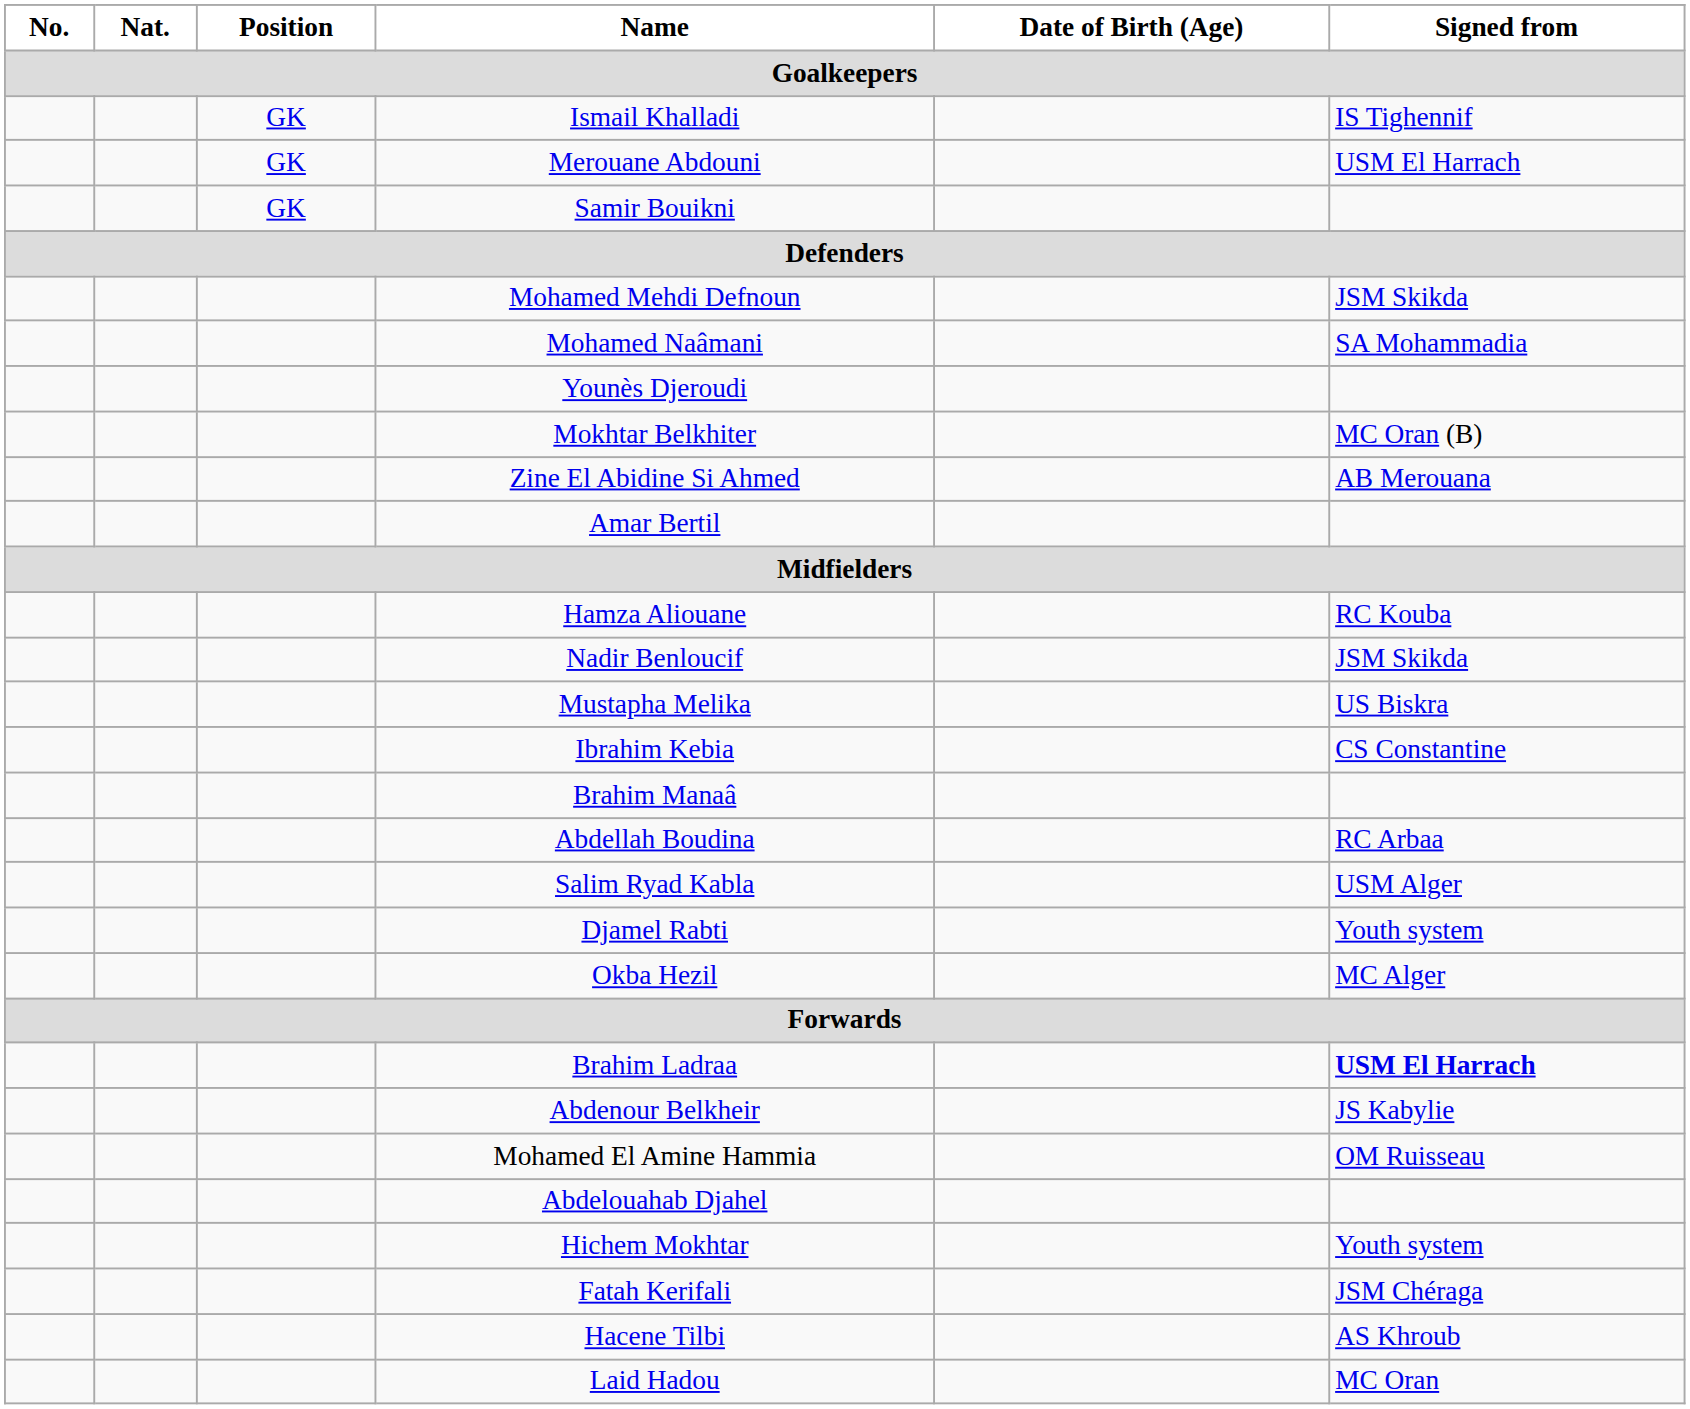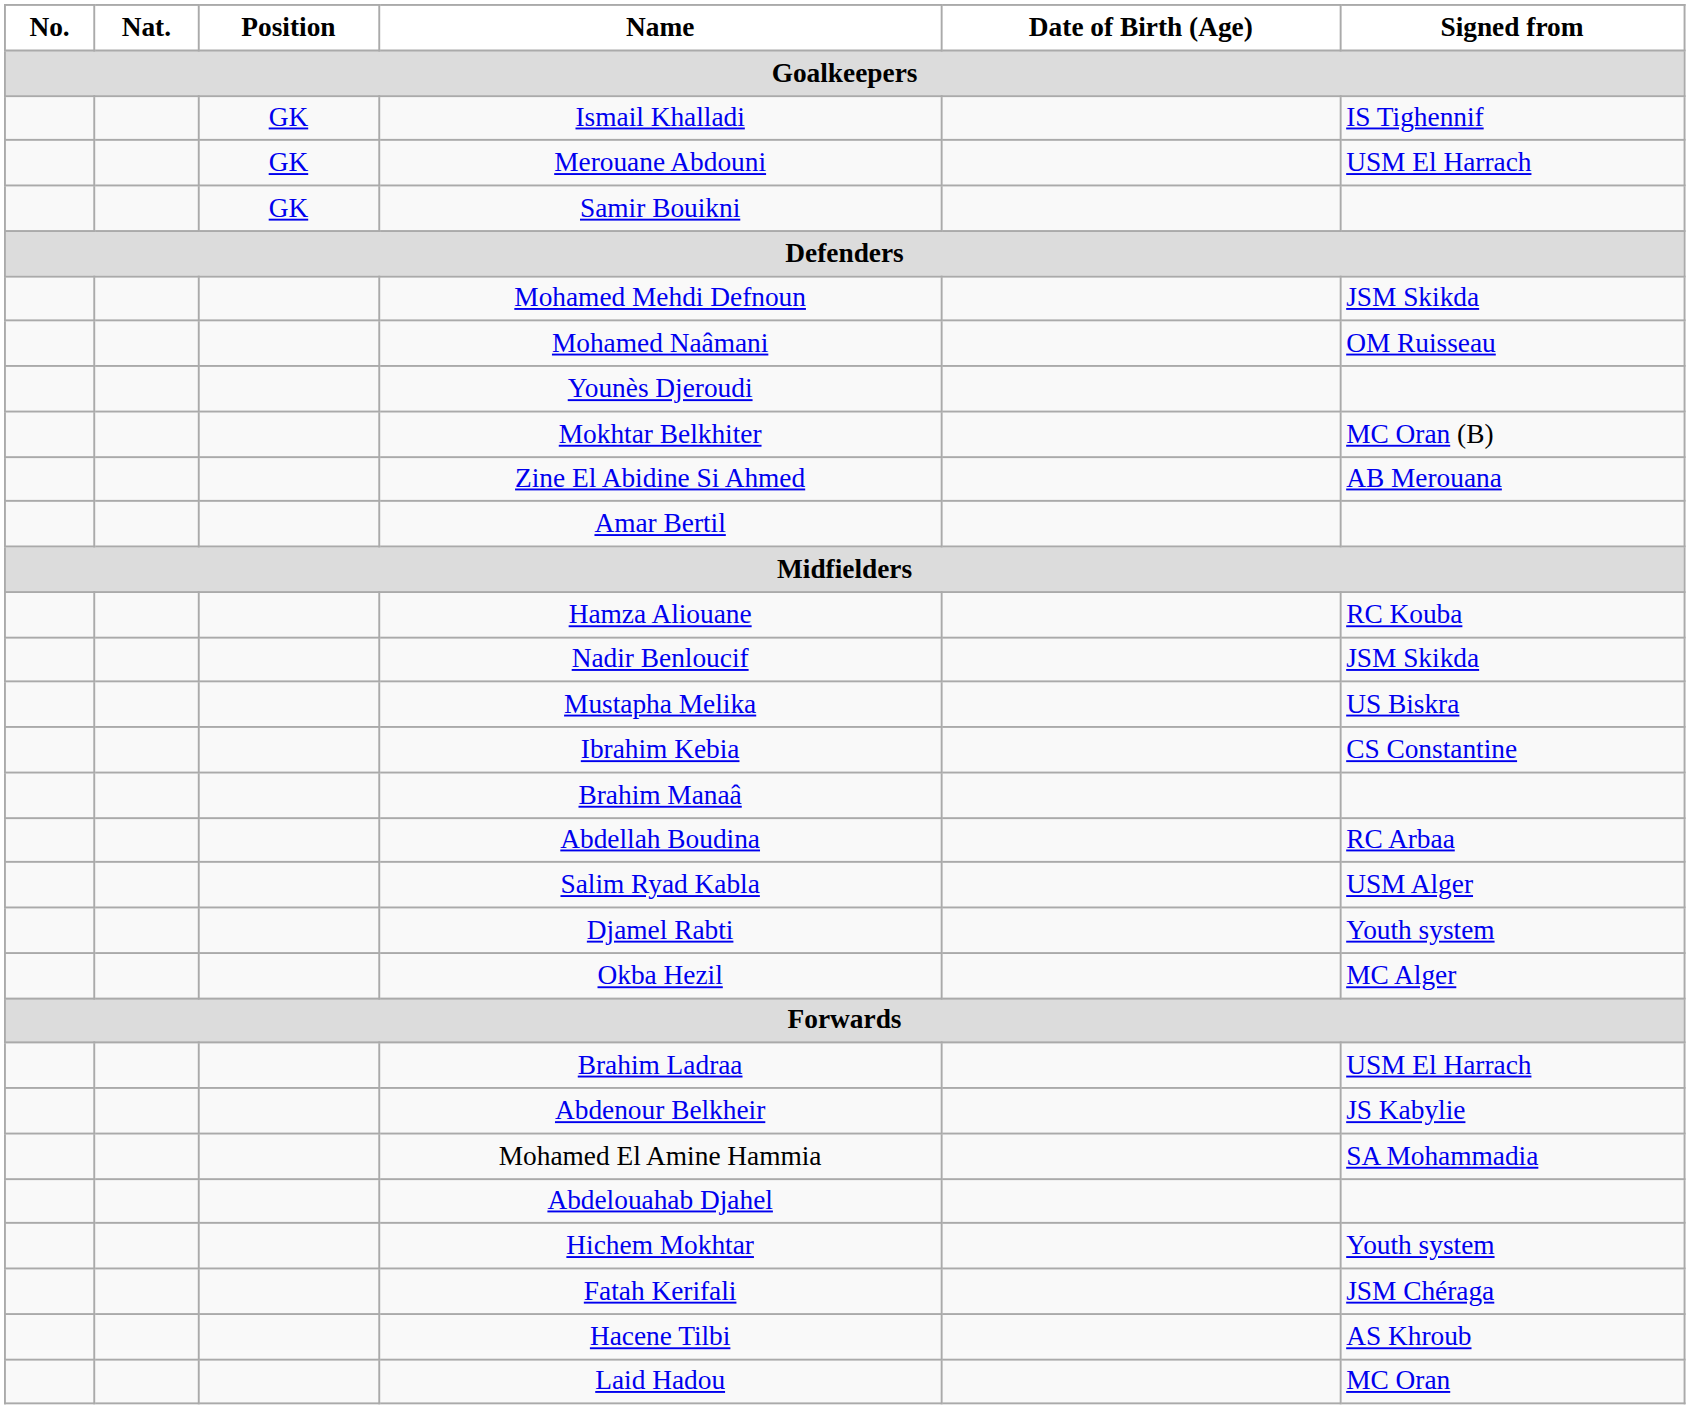(1431, 343) SA Mohammadia -> (1421, 343) OM Ruisseau
(1435, 1065) bold -> (1439, 1065) normal
(1410, 1155) OM Ruisseau -> (1442, 1155) SA Mohammadia
